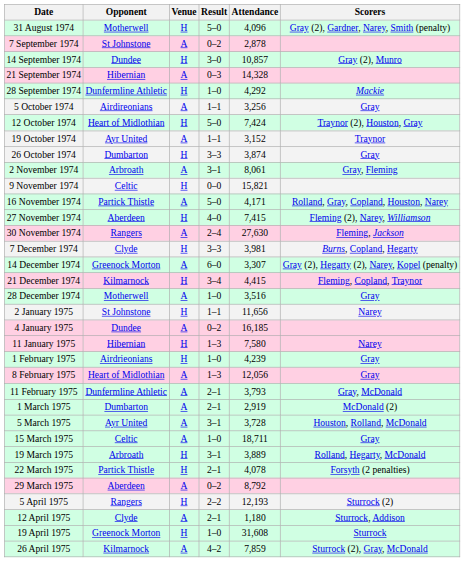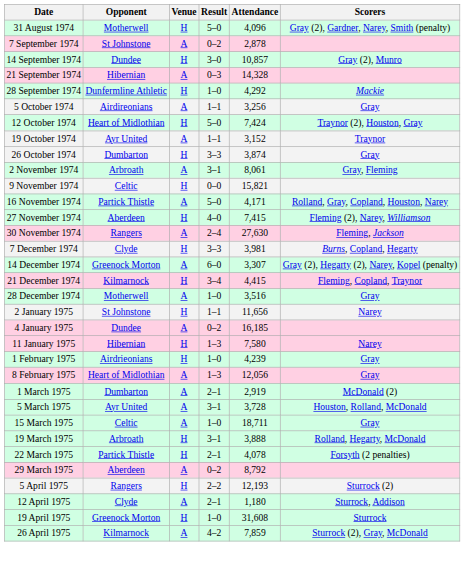- row: (44, 391)
(255, 454) 3,889 -> (255, 438) 3,888
